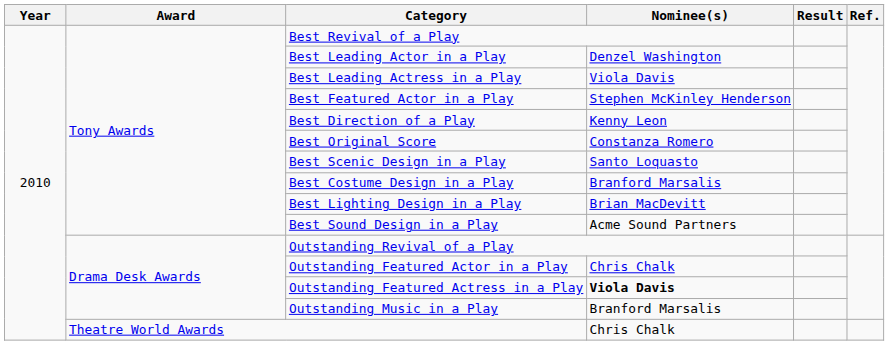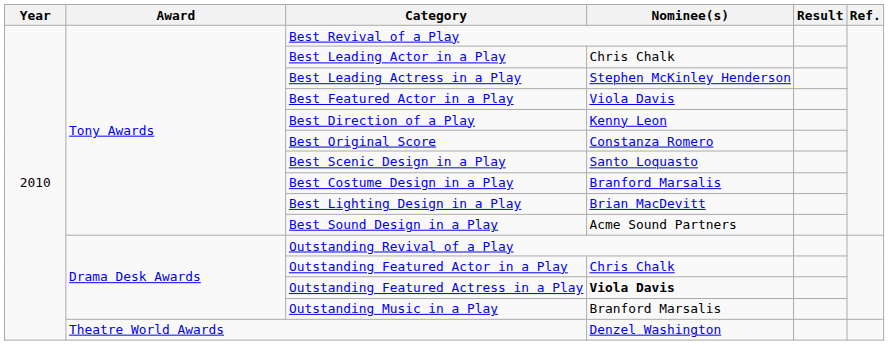(655, 57) Denzel Washington -> (632, 57) Chris Chalk
(632, 78) Viola Davis -> (690, 78) Stephen McKinley Henderson
(690, 99) Stephen McKinley Henderson -> (632, 99) Viola Davis
(632, 330) Chris Chalk -> (655, 330) Denzel Washington
